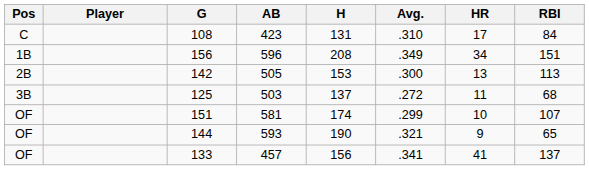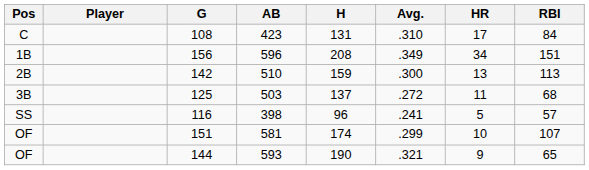(271, 74) 505 -> (271, 74) 510
(341, 74) 153 -> (341, 74) 159
+ row: (202, 114)
- row: (202, 154)
